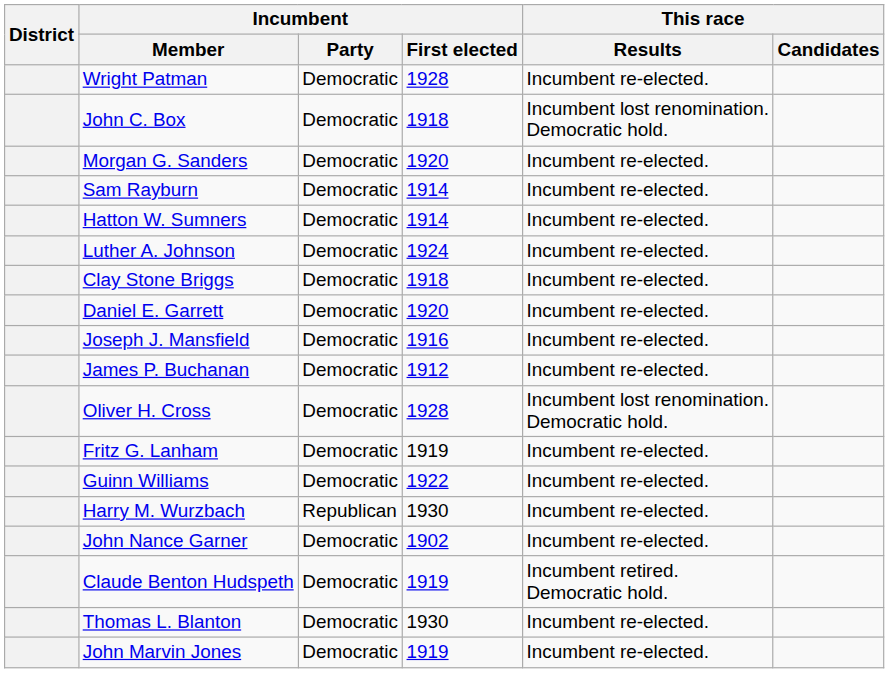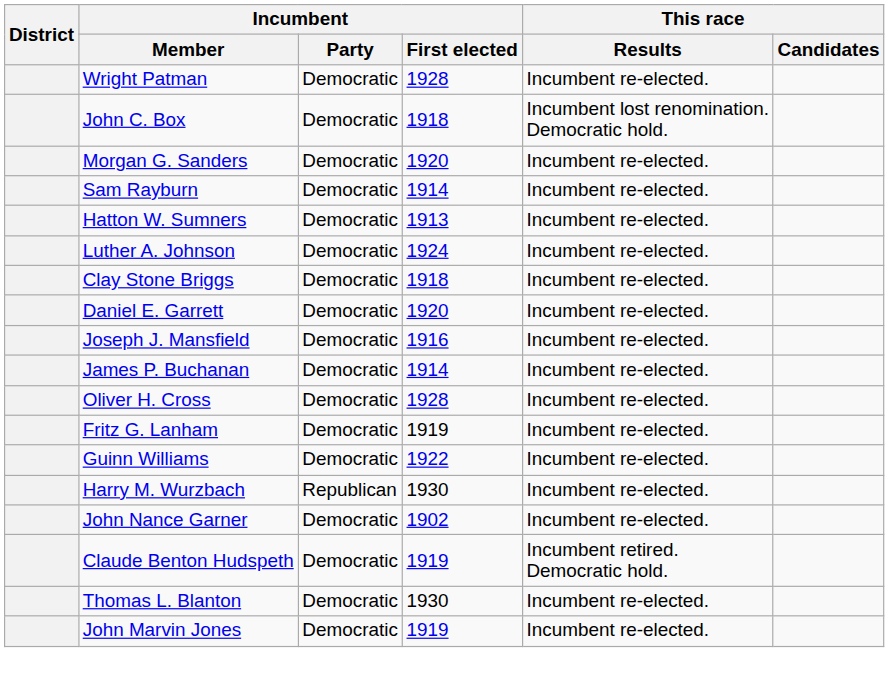(428, 220) 1914 -> (428, 220) 1913
(428, 370) 1912 -> (428, 370) 1914
(648, 410) Incumbent lost renomination. Democratic hold. -> (618, 400) Incumbent re-elected.
